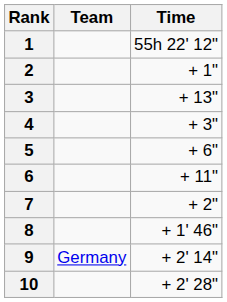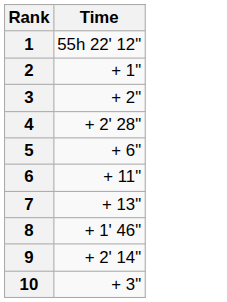- column: (92, 17)
(198, 97) + 13" -> (126, 97) + 2"
(203, 124) + 3" -> (113, 124) + 2' 28"
(203, 204) + 2" -> (122, 204) + 13"
(190, 284) + 2' 28" -> (126, 284) + 3"
